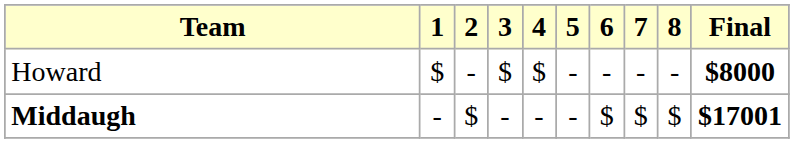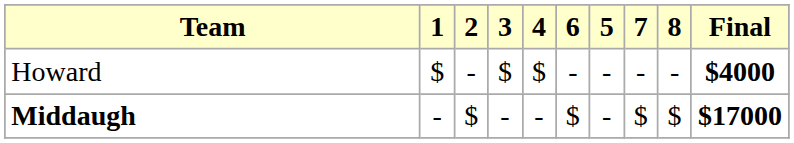columns swapped: (573, 26) <-> (607, 26)
(740, 71) $8000 -> (740, 71) $4000
(740, 115) $17001 -> (740, 115) $17000
